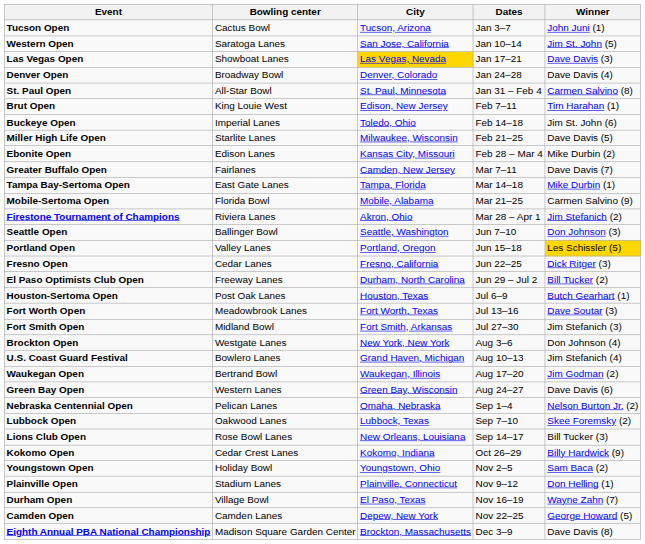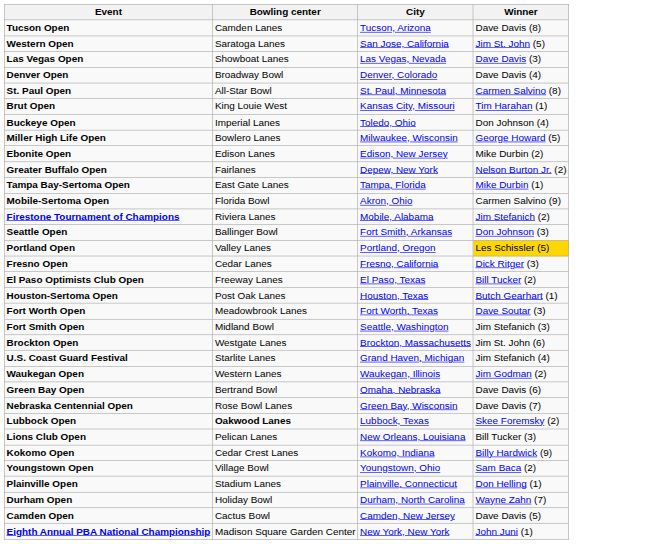- column: (509, 12)
(242, 28) Cactus Bowl -> (249, 28) Camden Lanes
(576, 28) John Juni (1) -> (508, 28) Dave Davis (8)
(403, 59) gold background -> (403, 59) no background
(404, 106) Edison, New Jersey -> (407, 106) Kansas City, Missouri
(582, 122) Jim St. John (6) -> (512, 122) Don Johnson (4)
(245, 138) Starlite Lanes -> (248, 138) Bowlero Lanes
(580, 138) Dave Davis (5) -> (518, 138) George Howard (5)
(407, 153) Kansas City, Missouri -> (404, 153) Edison, New Jersey
(407, 169) Camden, New Jersey -> (399, 169) Depew, New York
(580, 169) Dave Davis (7) -> (521, 169) Nelson Burton Jr. (2)
(397, 201) Mobile, Alabama -> (386, 201) Akron, Ohio
(386, 216) Akron, Ohio -> (397, 216) Mobile, Alabama
(404, 232) Seattle, Washington -> (406, 232) Fort Smith, Arkansas
(412, 279) Durham, North Carolina -> (393, 279) El Paso, Texas
(406, 327) Fort Smith, Arkansas -> (404, 327) Seattle, Washington
(405, 342) New York, New York -> (415, 342) Brockton, Massachusetts
(584, 342) Don Johnson (4) -> (510, 342) Jim St. John (6)
(248, 358) Bowlero Lanes -> (245, 358) Starlite Lanes
(246, 374) Bertrand Bowl -> (248, 374) Western Lanes
(248, 389) Western Lanes -> (246, 389) Bertrand Bowl
(409, 389) Green Bay, Wisconsin -> (400, 389) Omaha, Nebraska
(246, 405) Pelican Lanes -> (253, 405) Rose Bowl Lanes
(400, 405) Omaha, Nebraska -> (409, 405) Green Bay, Wisconsin
(593, 405) Nelson Burton Jr. (2) -> (508, 405) Dave Davis (7)
(251, 421) normal -> (253, 421) bold
(253, 437) Rose Bowl Lanes -> (246, 437) Pelican Lanes
(244, 468) Holiday Bowl -> (242, 468) Village Bowl
(242, 500) Village Bowl -> (244, 500) Holiday Bowl
(393, 500) El Paso, Texas -> (412, 500) Durham, North Carolina
(249, 515) Camden Lanes -> (242, 515) Cactus Bowl
(399, 515) Depew, New York -> (407, 515) Camden, New Jersey
(590, 515) George Howard (5) -> (508, 515) Dave Davis (5)
(415, 531) Brockton, Massachusetts -> (405, 531) New York, New York
(580, 531) Dave Davis (8) -> (504, 531) John Juni (1)
